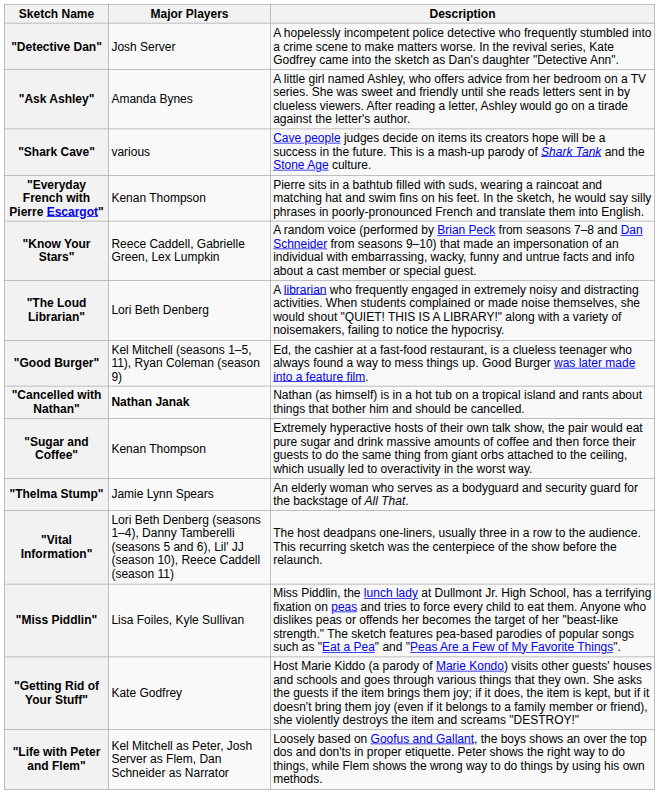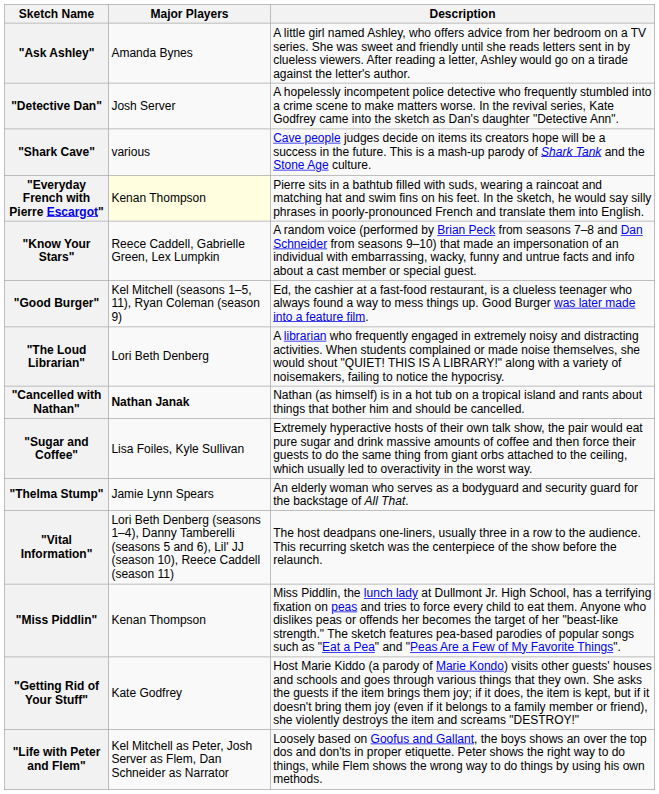rows swapped: (57, 99) <-> (57, 46)
(159, 198) no background -> (159, 198) lightyellow background
rows swapped: (57, 363) <-> (57, 310)
(159, 448) Kenan Thompson -> (178, 448) Lisa Foiles, Kyle Sullivan
(178, 620) Lisa Foiles, Kyle Sullivan -> (159, 620) Kenan Thompson
